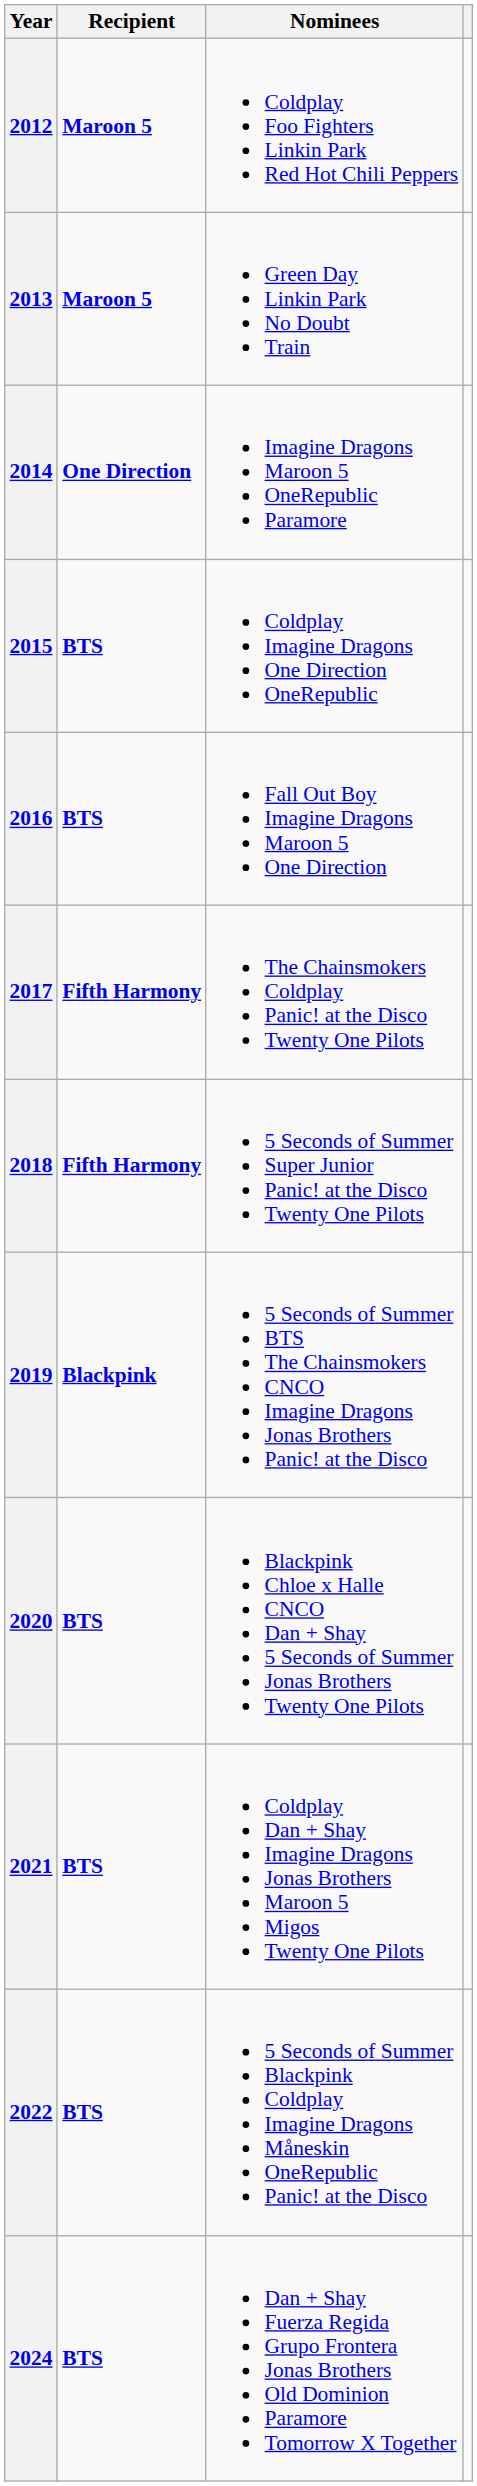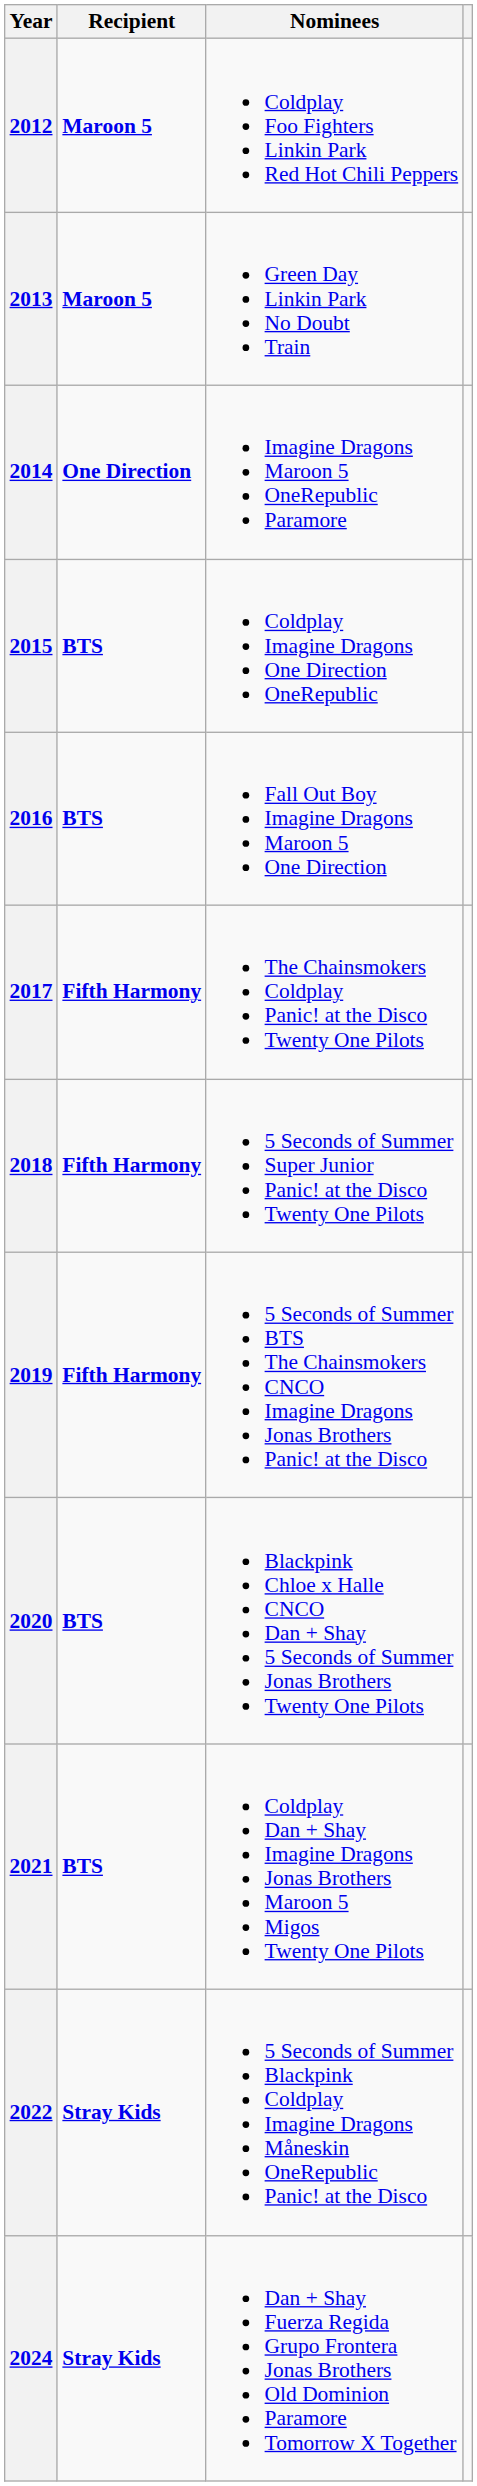(109, 1374) Blackpink -> (132, 1374) Fifth Harmony
(83, 2112) BTS -> (112, 2112) Stray Kids
(83, 2357) BTS -> (112, 2357) Stray Kids
